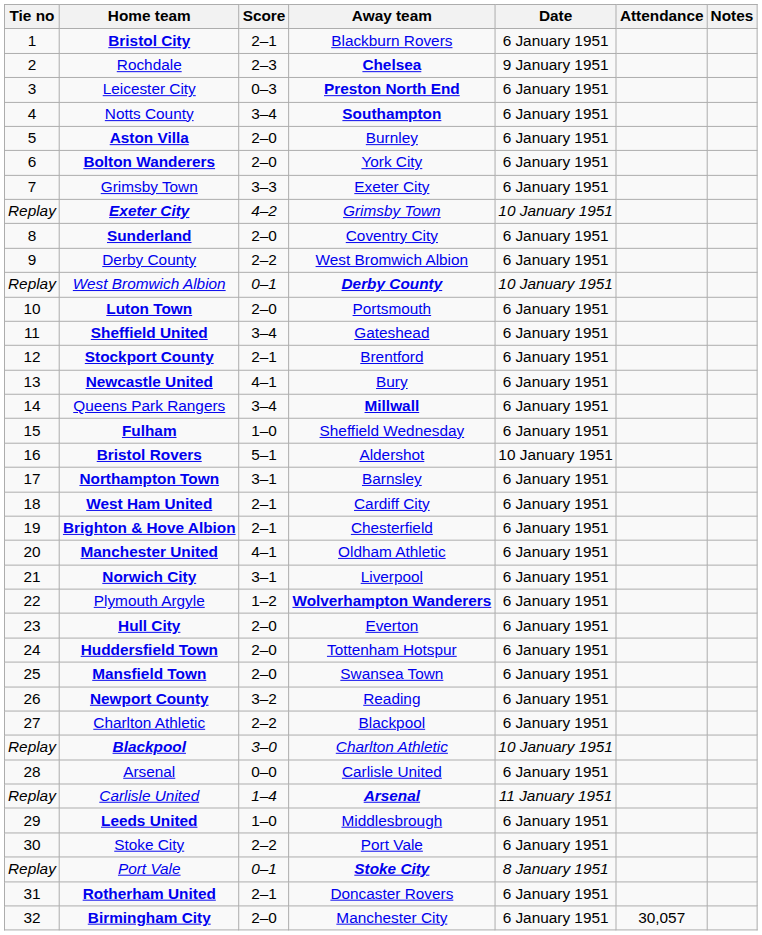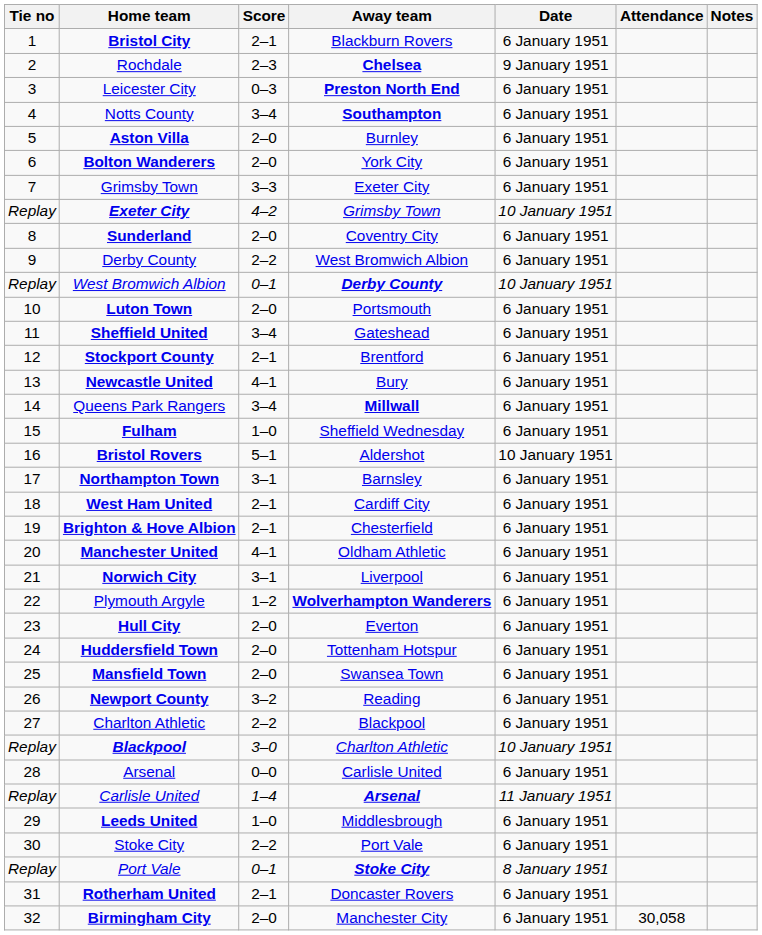(662, 917) 30,057 -> (662, 917) 30,058
